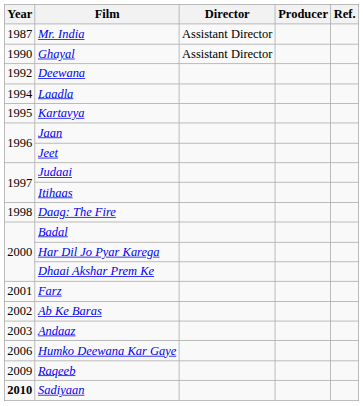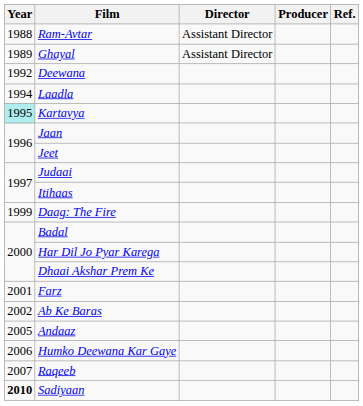- row: (61, 34)
+ row: (65, 34)
(20, 53) 1990 -> (20, 53) 1989
(20, 113) no background -> (20, 113) paleturquoise background
(20, 212) 1998 -> (20, 212) 1999
(20, 331) 2003 -> (20, 331) 2005
(20, 370) 2009 -> (20, 370) 2007
